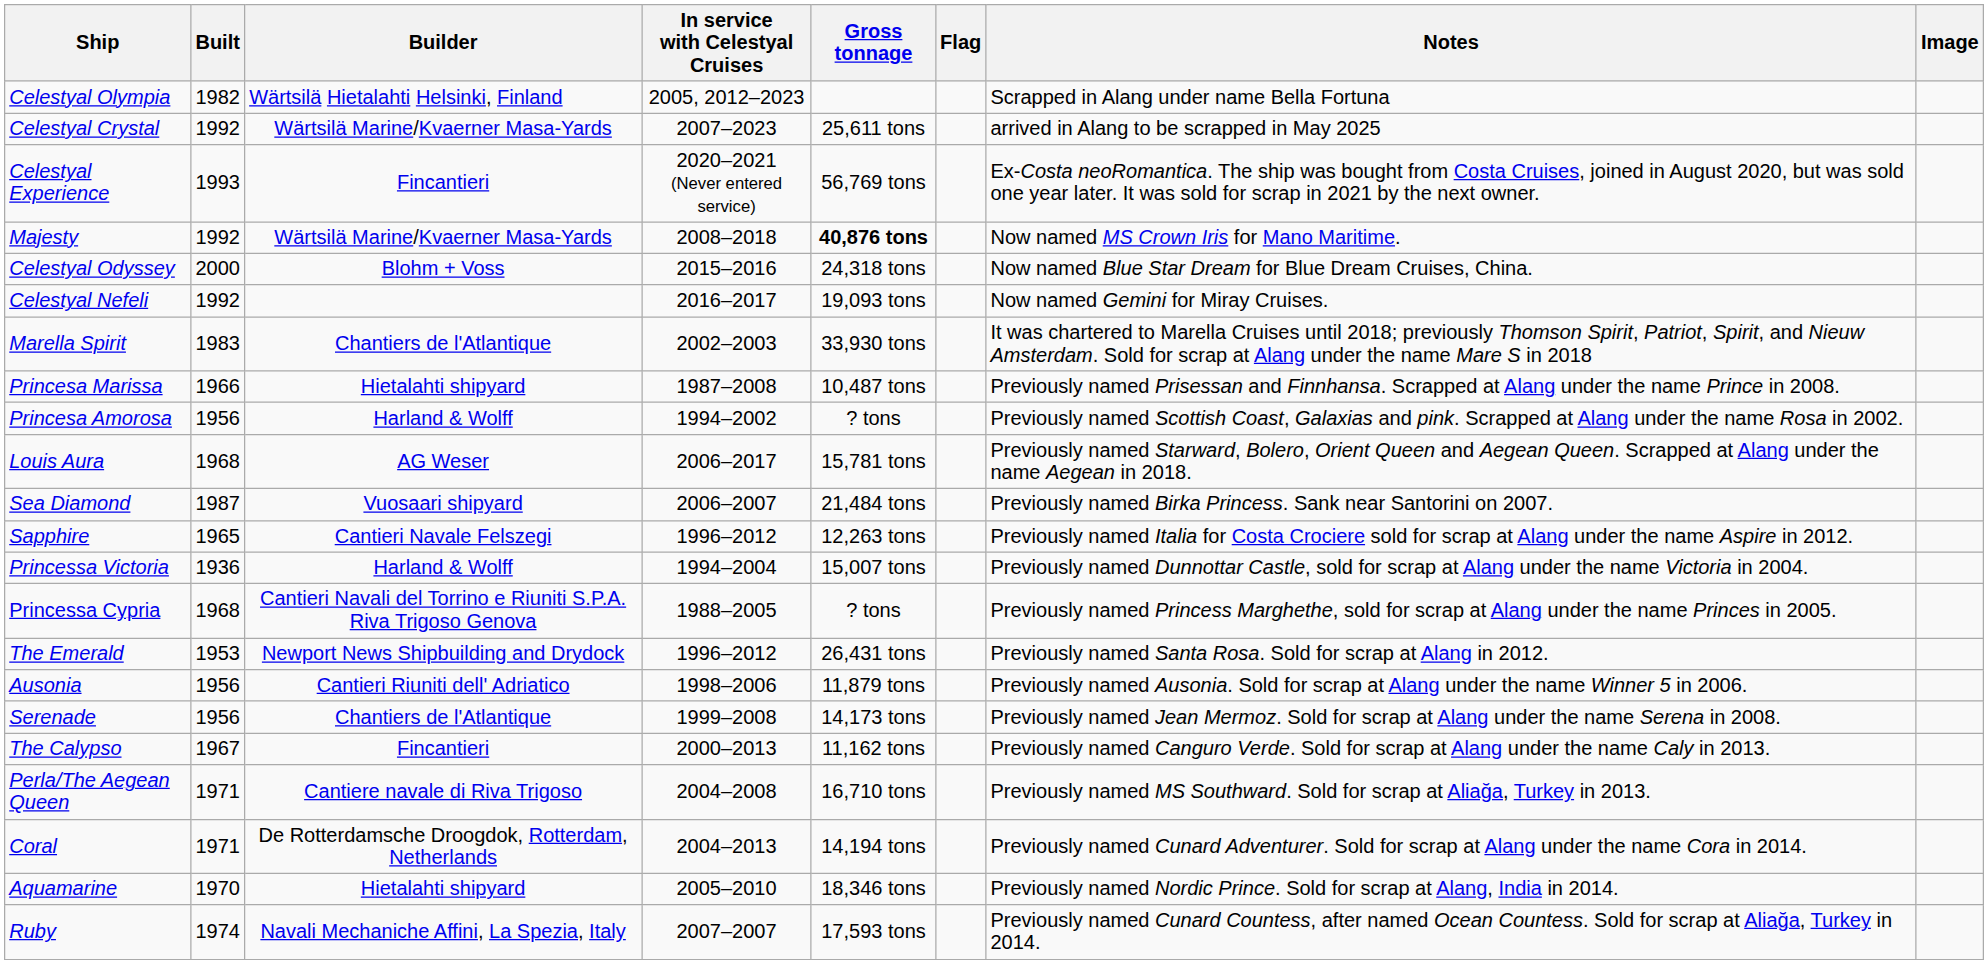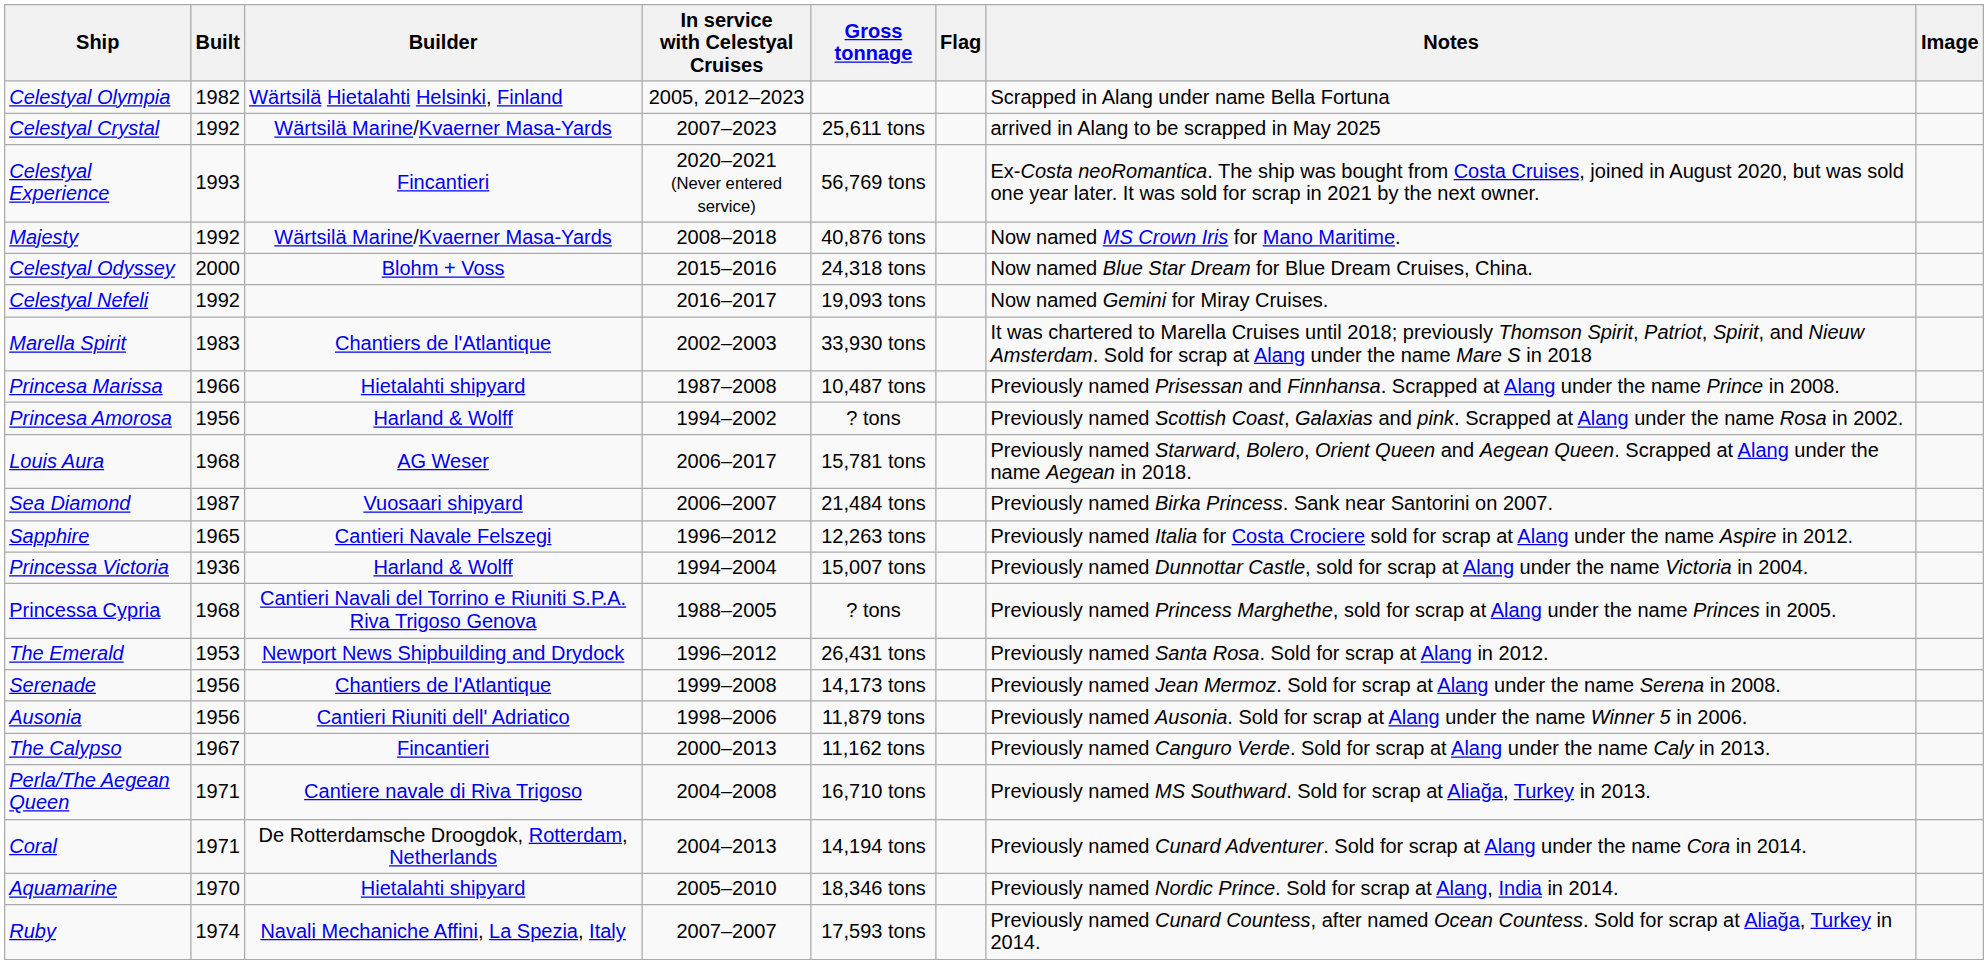(873, 237) bold -> (873, 237) normal
rows swapped: (45, 685) <-> (53, 717)
